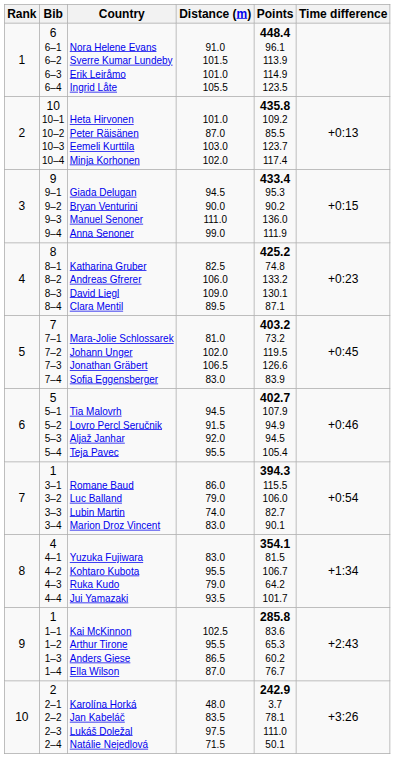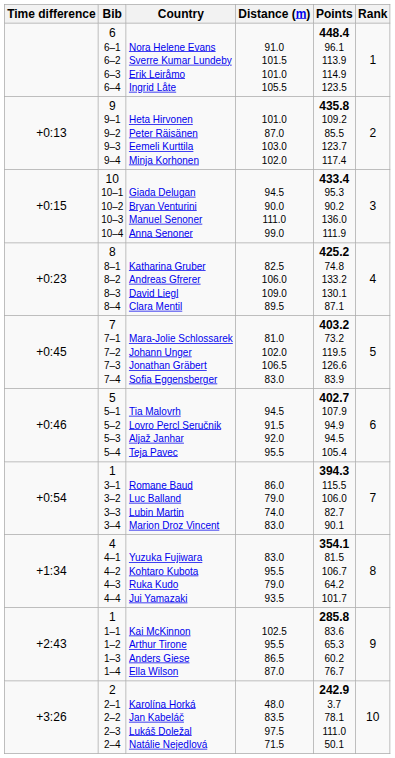columns swapped: (22, 14) <-> (343, 14)
(53, 133) 10 10–1 10–2 10–3 10–4 -> (112, 133) 9 9–1 9–2 9–3 9–4
(53, 206) 9 9–1 9–2 9–3 9–4 -> (112, 206) 10 10–1 10–2 10–3 10–4
